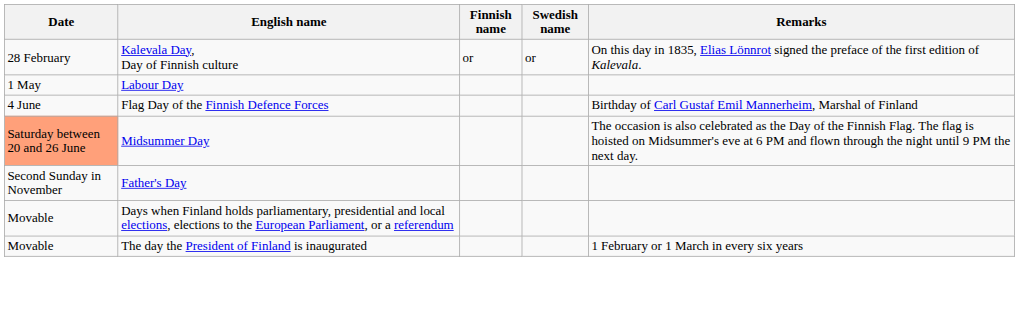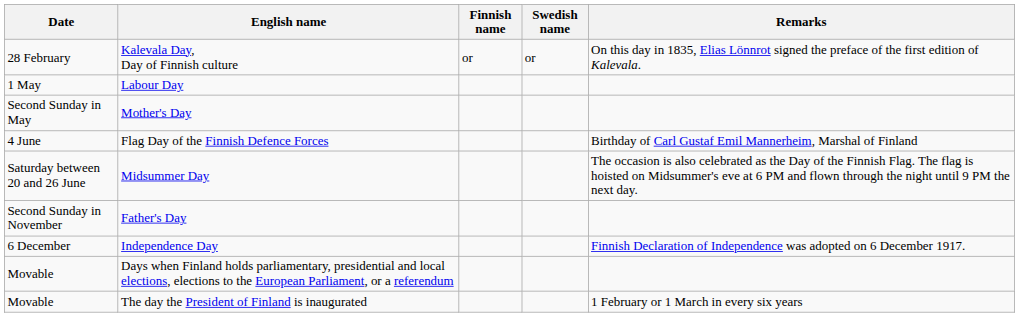+ row: (156, 112)
(54, 140) lightsalmon background -> (54, 175) no background
+ row: (170, 246)
